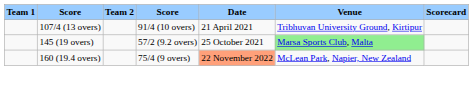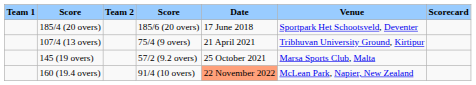+ row: (70, 27)
(166, 27) 91/4 (10 overs) -> (164, 42) 75/4 (9 overs)
(325, 42) lightgreen background -> (327, 58) no background
(164, 58) 75/4 (9 overs) -> (166, 73) 91/4 (10 overs)
